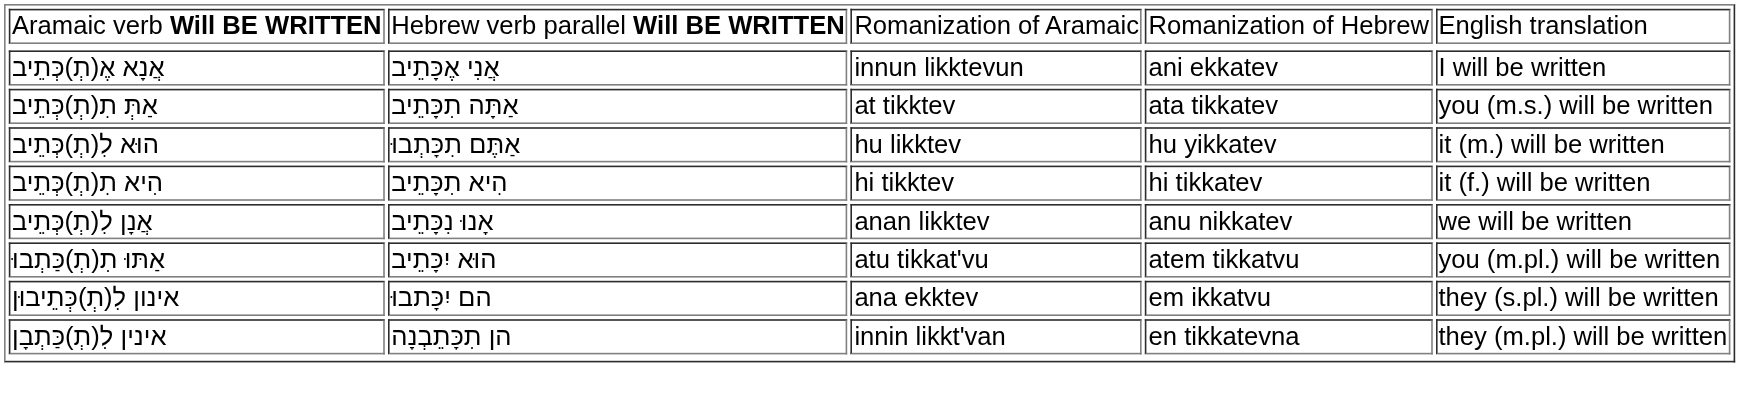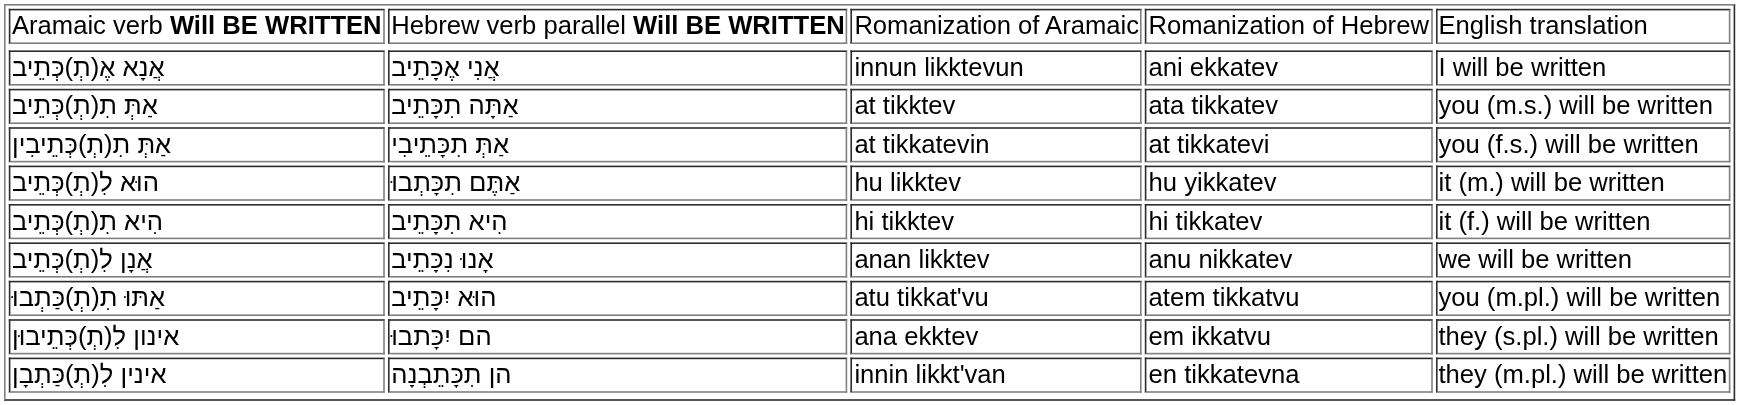+ row: (92, 144)
